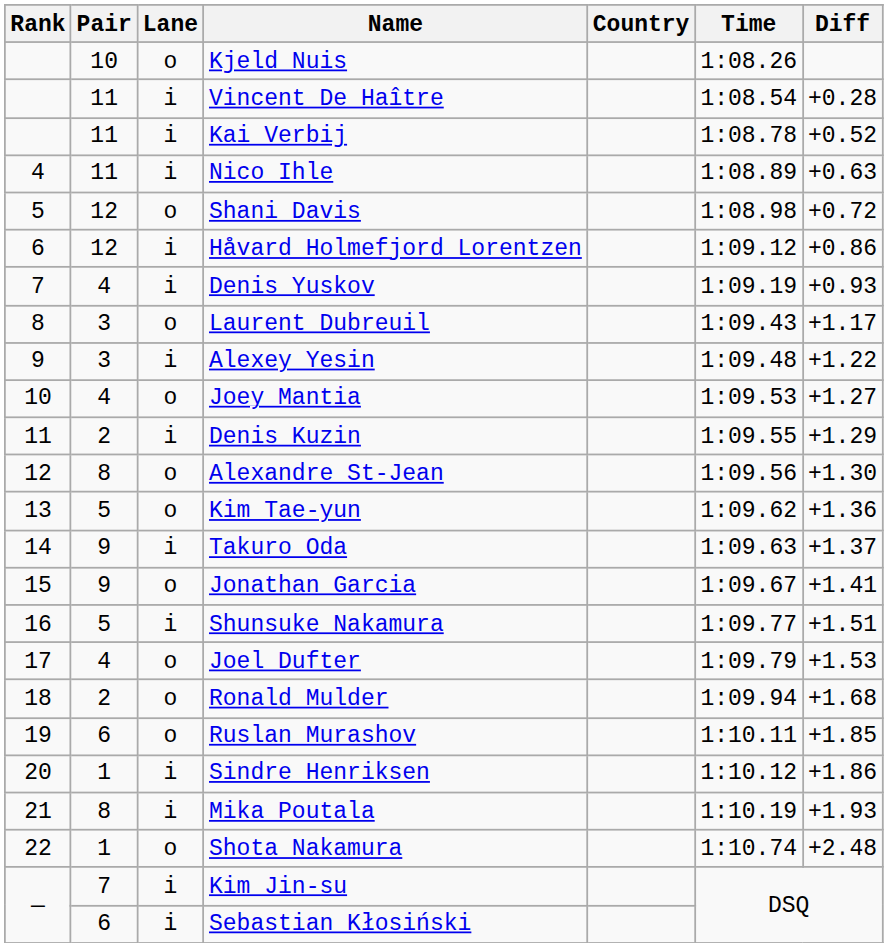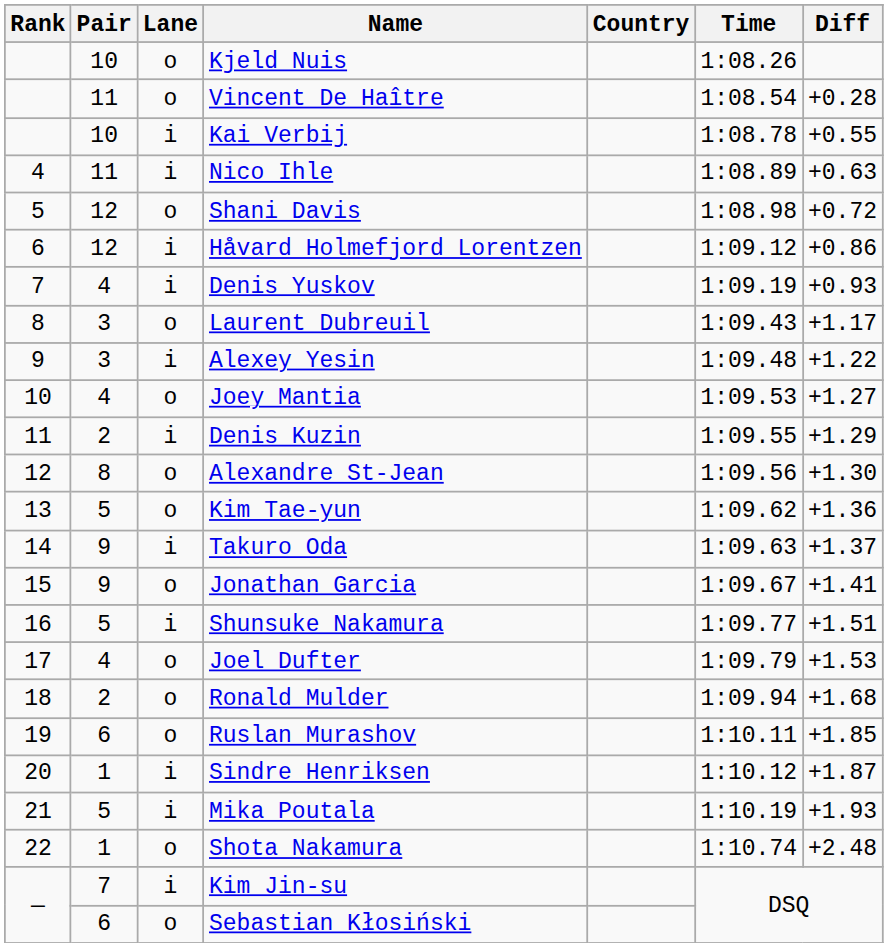(170, 99) i -> (170, 99) o
(104, 136) 11 -> (104, 136) 10
(843, 136) +0.52 -> (843, 136) +0.55
(843, 774) +1.86 -> (843, 774) +1.87
(104, 811) 8 -> (104, 811) 5
(170, 924) i -> (170, 924) o
